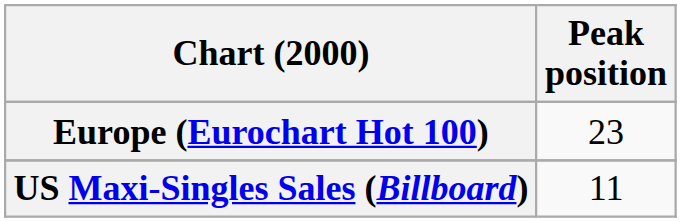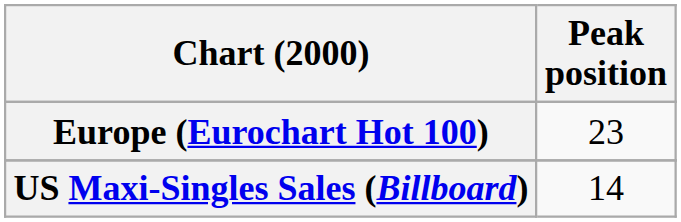(606, 187) 11 -> (606, 187) 14
